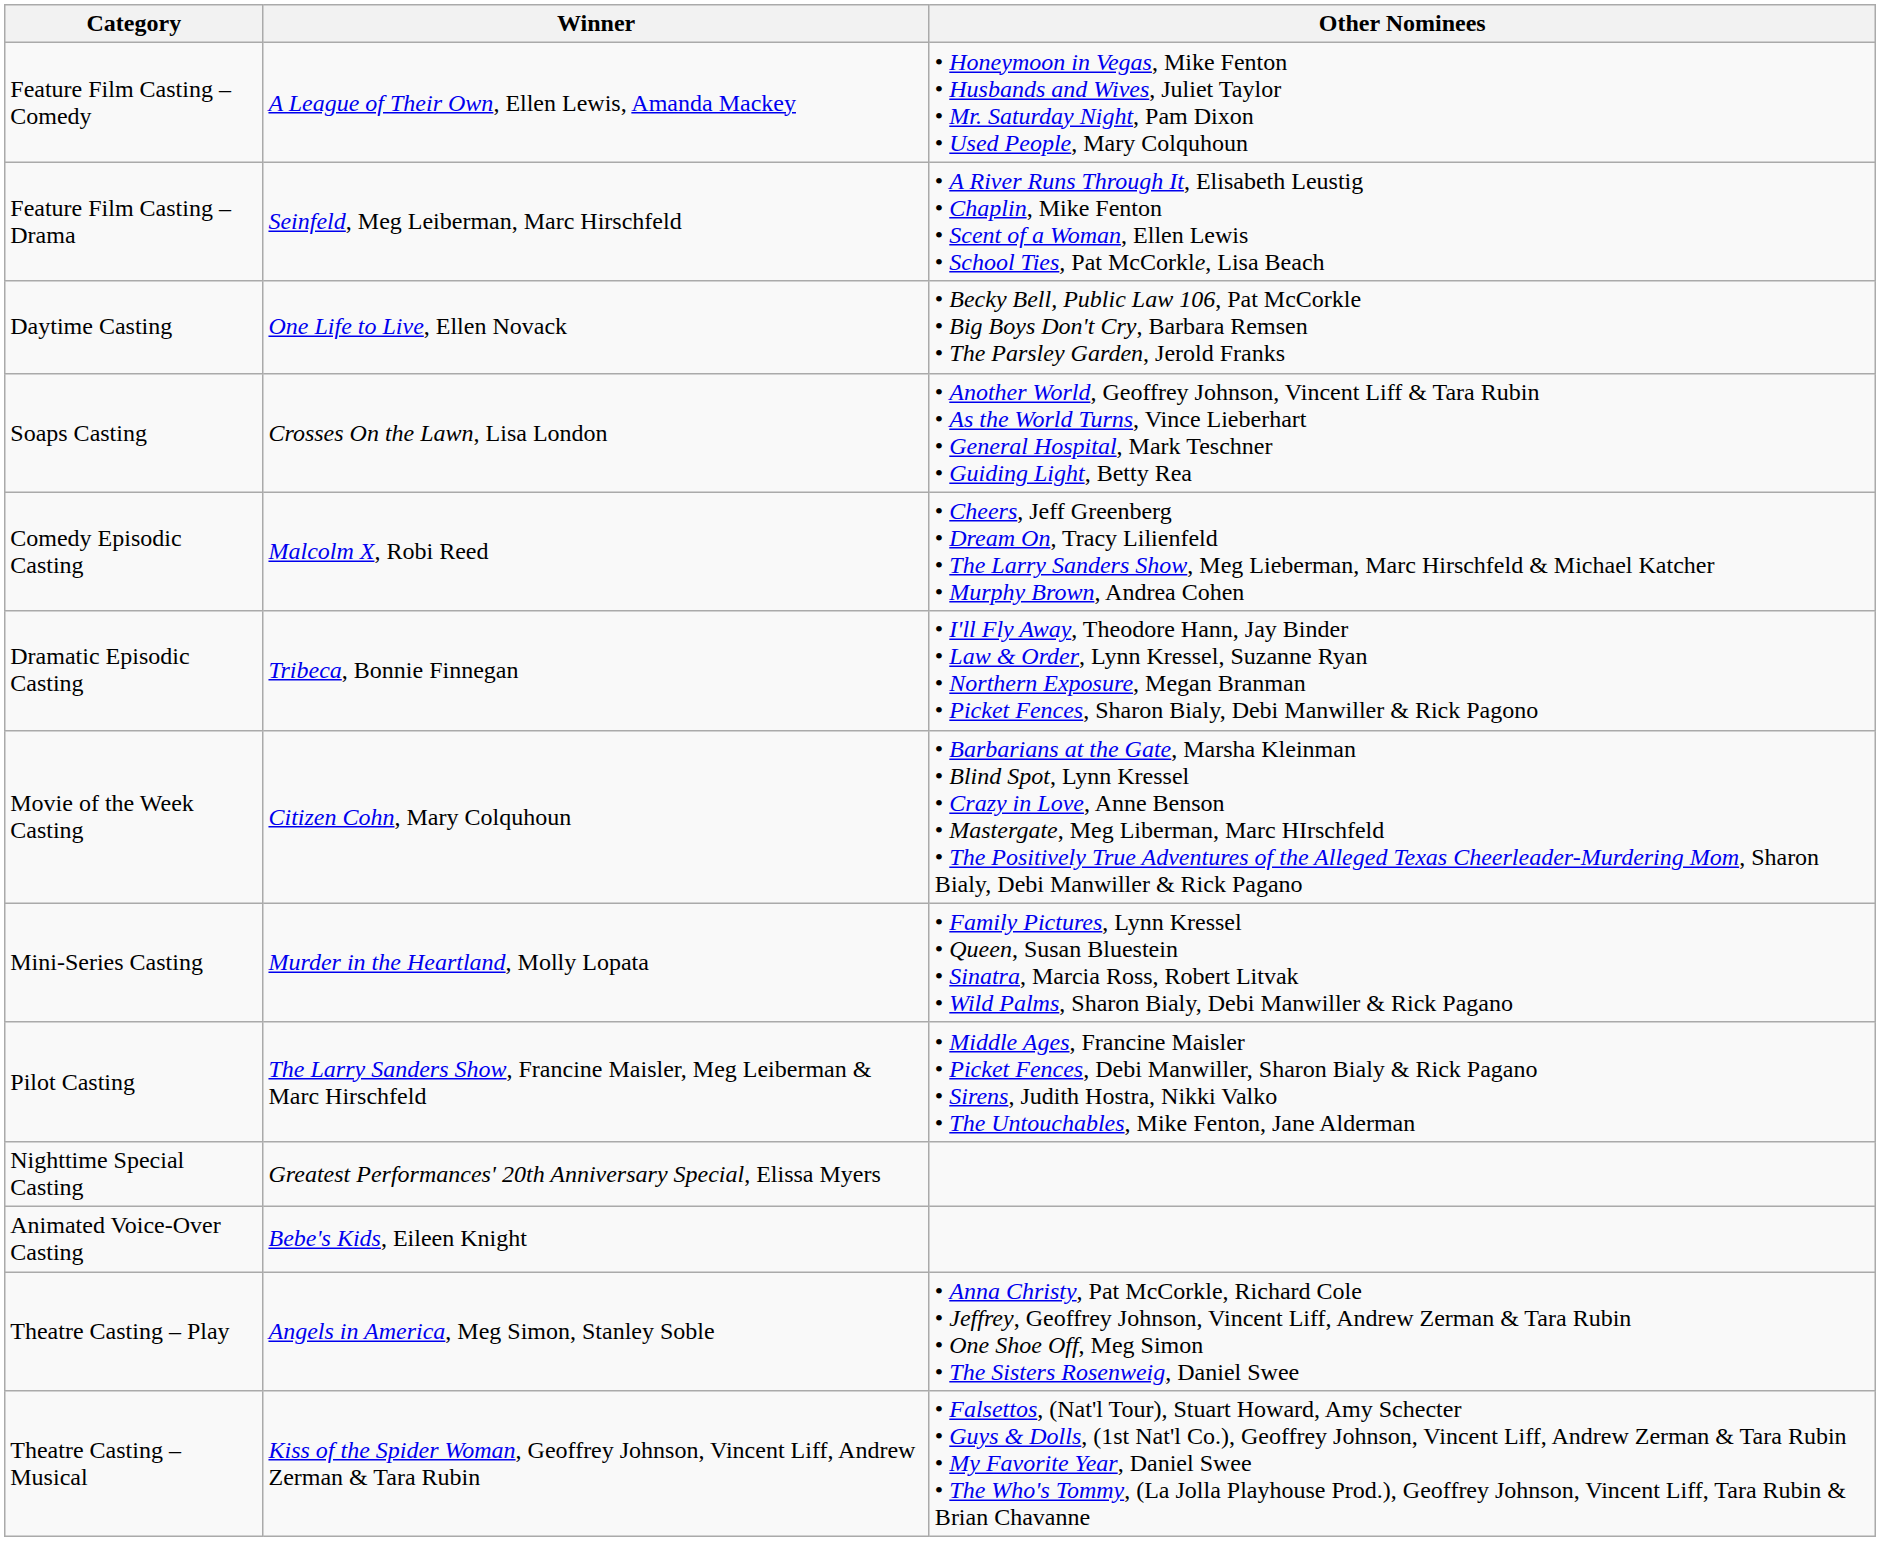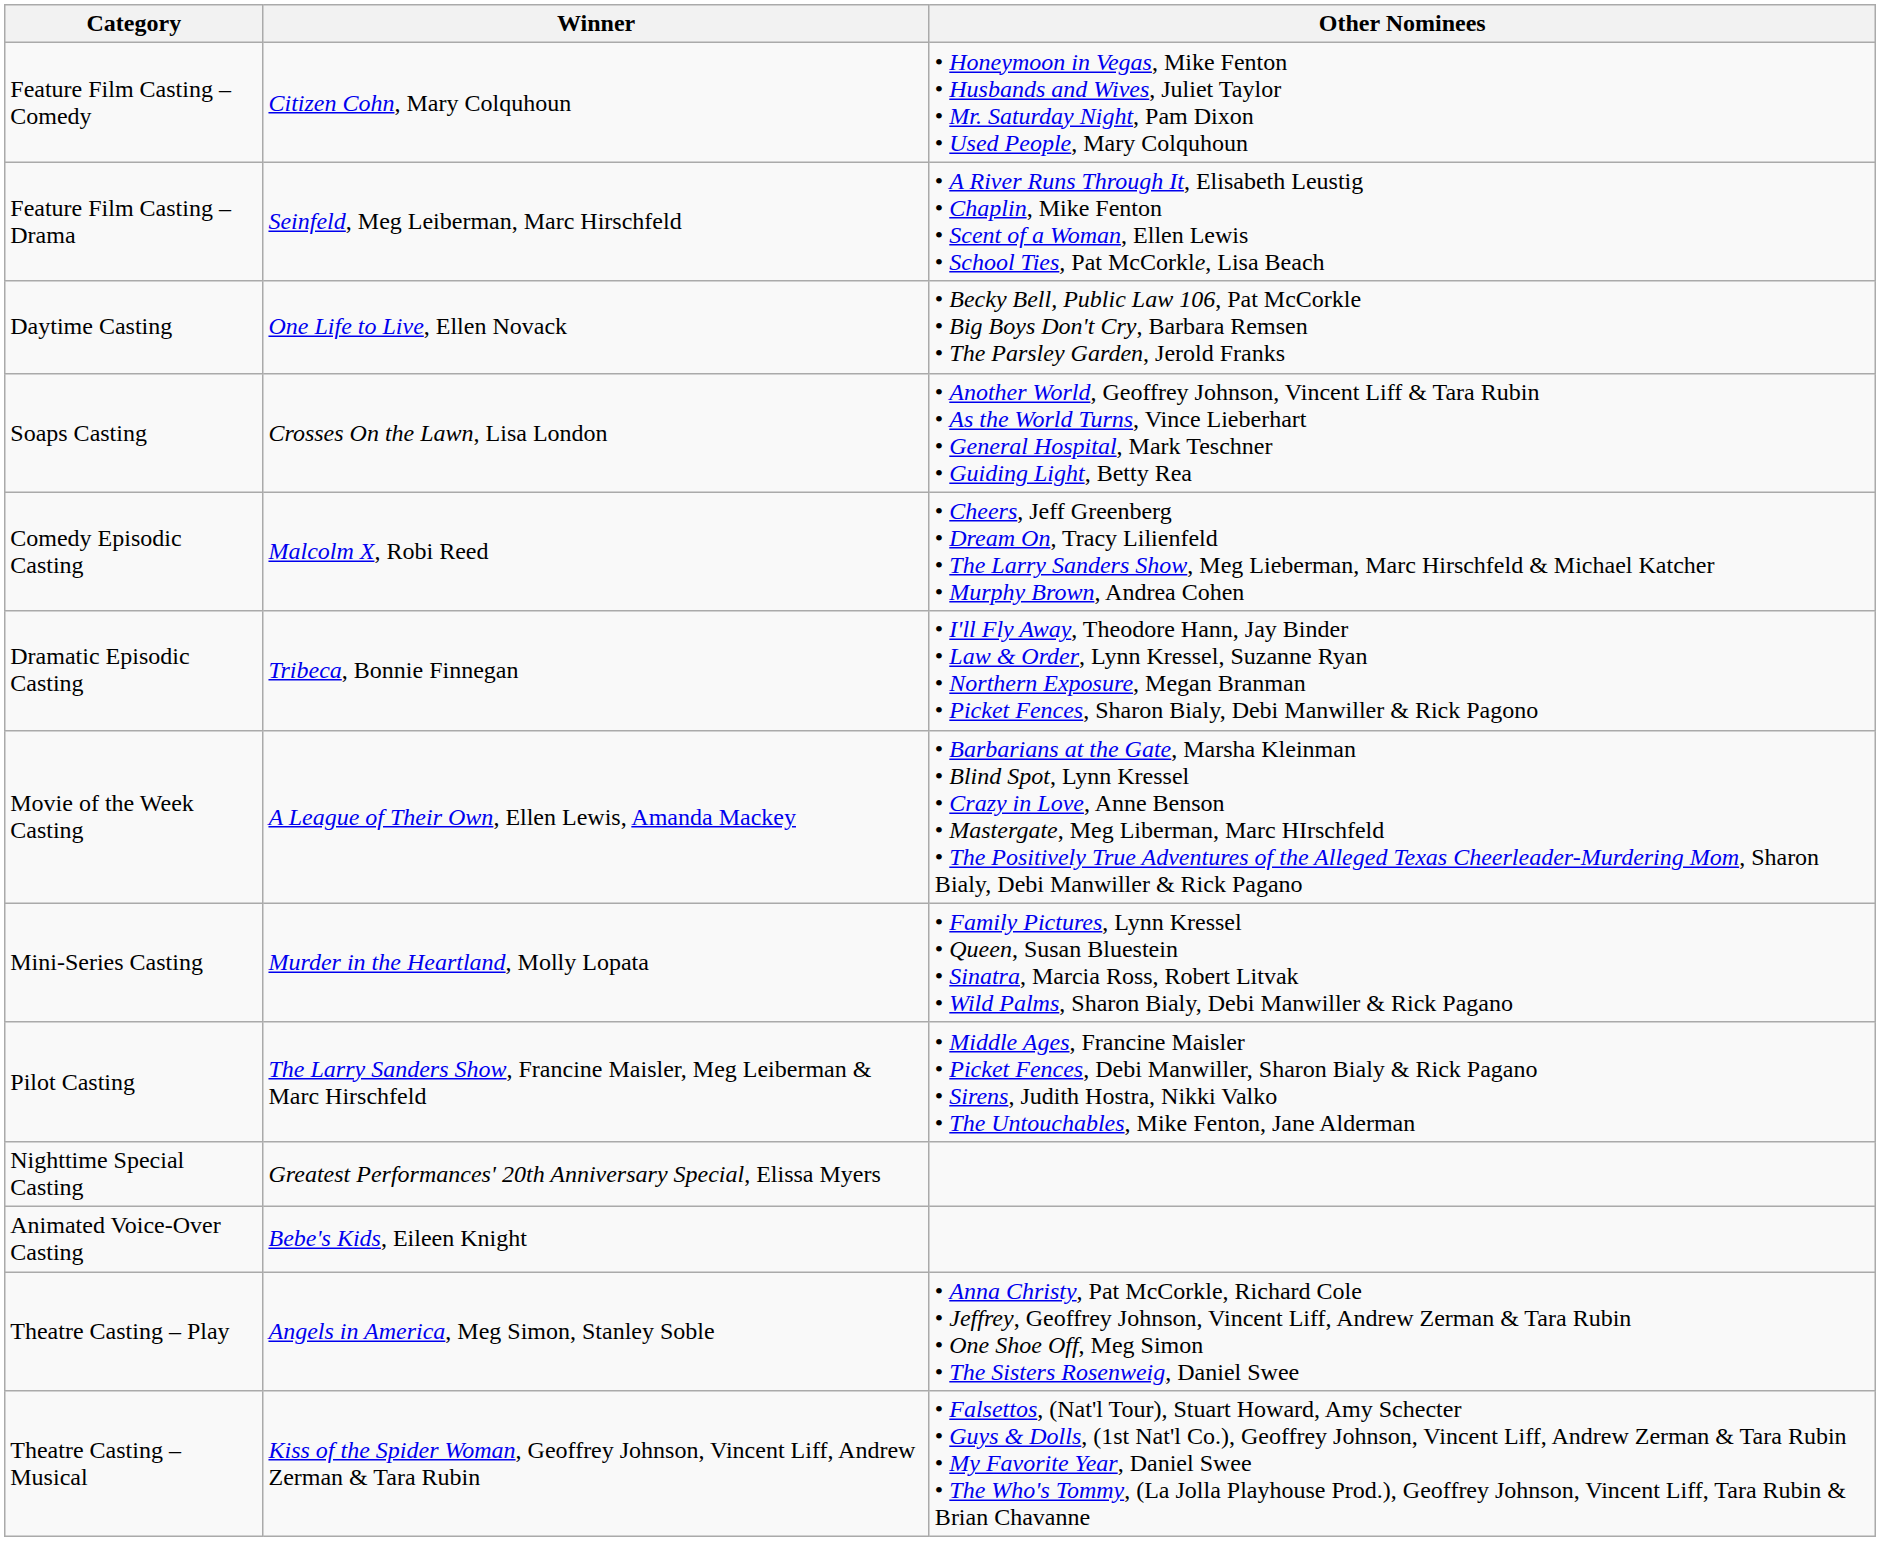(532, 102) A League of Their Own, Ellen Lewis, Amanda Mackey -> (420, 102) Citizen Cohn, Mary Colquhoun
(420, 816) Citizen Cohn, Mary Colquhoun -> (532, 816) A League of Their Own, Ellen Lewis, Amanda Mackey
